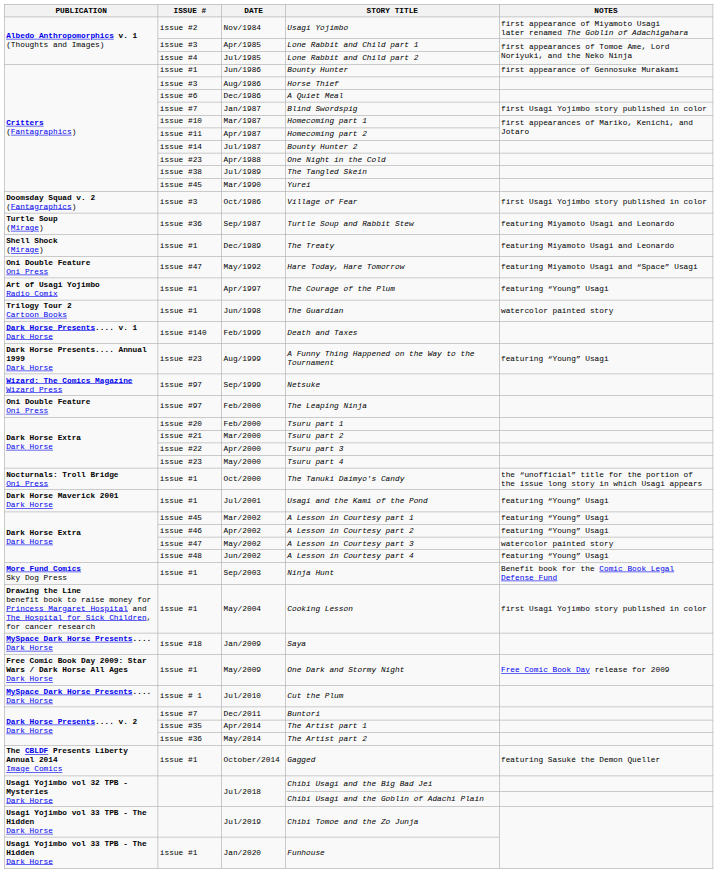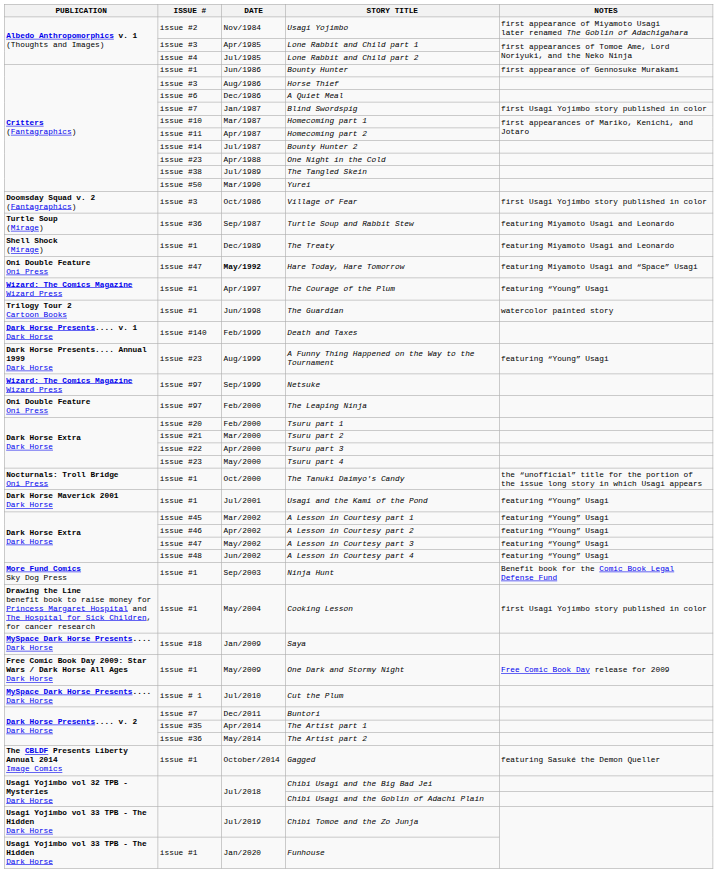(181, 185) issue #45 -> (181, 185) issue #50
(242, 267) normal -> (242, 267) bold
(53, 289) Art of Usagi Yojimbo Radio Comix -> (69, 289) Wizard: The Comics Magazine Wizard Press
(557, 543) watercolor painted story -> (555, 543) featuring “Young” Usagi
